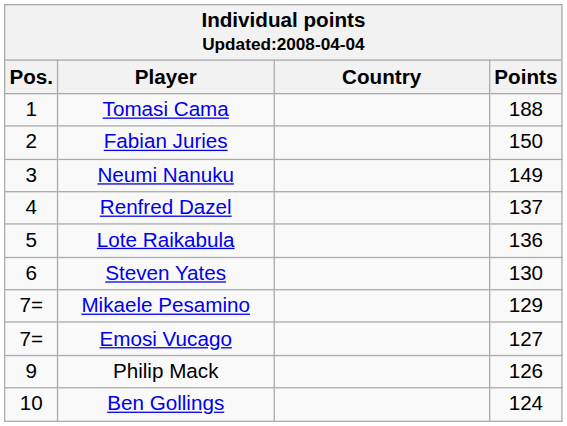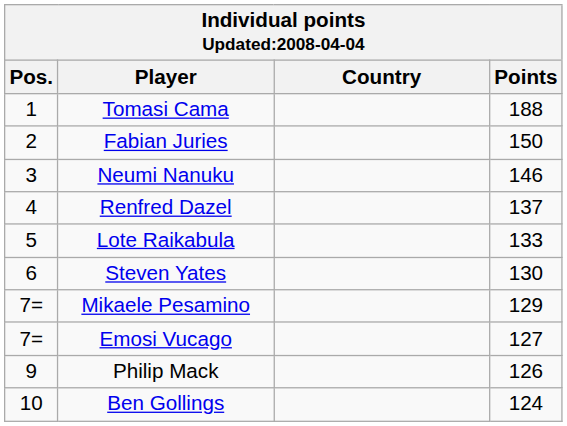(526, 175) 149 -> (526, 175) 146
(526, 240) 136 -> (526, 240) 133
